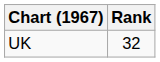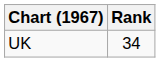(131, 43) 32 -> (131, 43) 34
